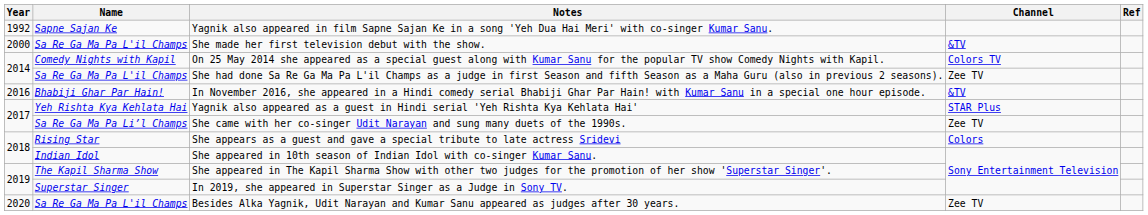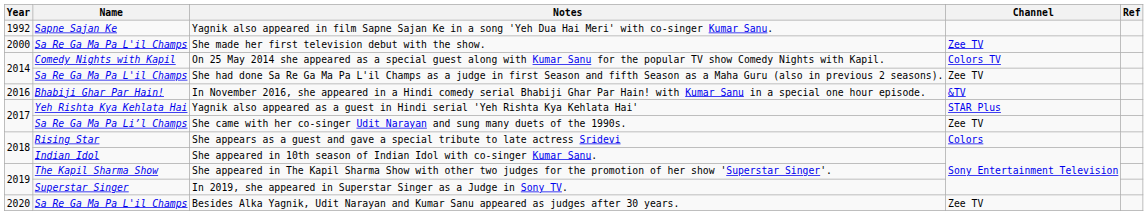(957, 44) &TV -> (966, 44) Zee TV
